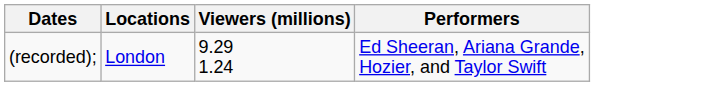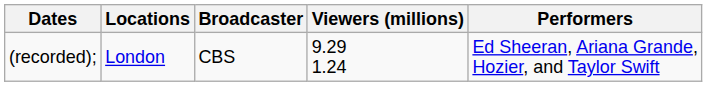+ column: (251, 18)
